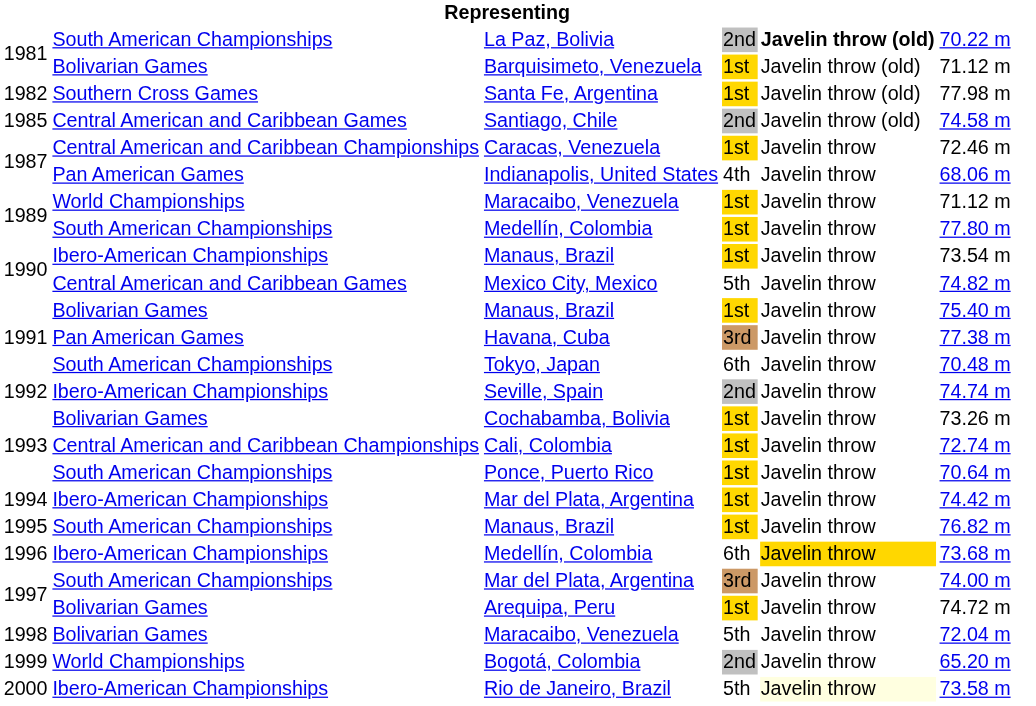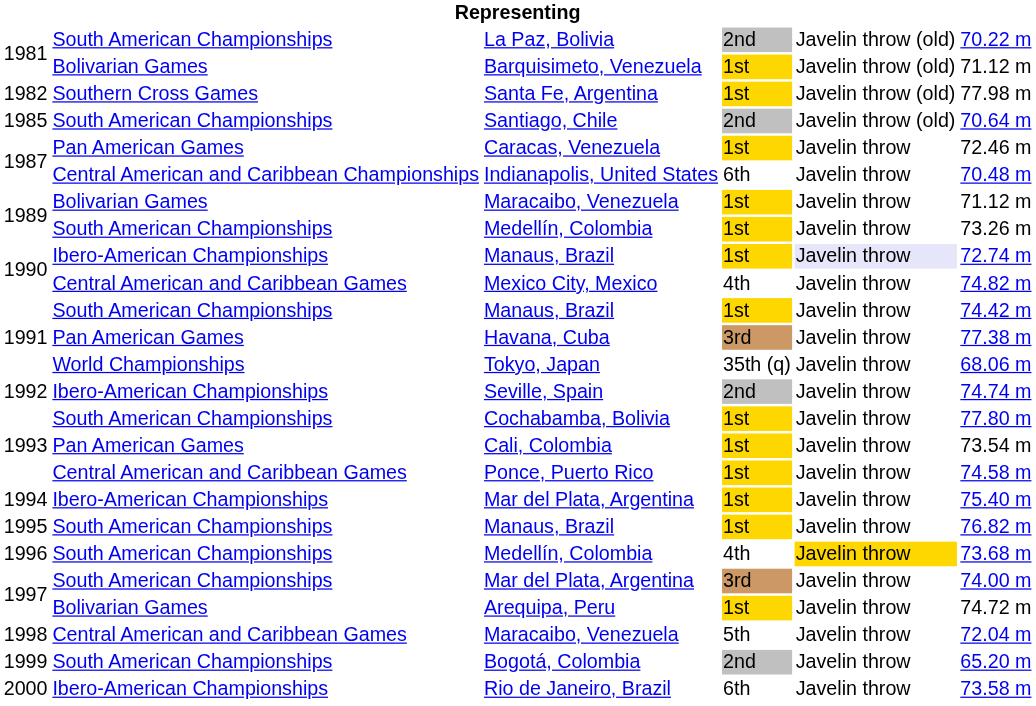(848, 39) bold -> (876, 39) normal
(230, 120) Central American and Caribbean Games -> (192, 120) South American Championships
(975, 120) 74.58 m -> (996, 120) 70.64 m
(266, 147) Central American and Caribbean Championships -> (148, 147) Pan American Games
(148, 175) Pan American Games -> (266, 175) Central American and Caribbean Championships
(737, 175) 4th -> (737, 175) 6th
(975, 175) 68.06 m -> (996, 175) 70.48 m
(148, 202) World Championships -> (130, 202) Bolivarian Games
(975, 229) 77.80 m -> (996, 229) 73.26 m
(818, 256) no background -> (853, 256) lavender background
(975, 256) 73.54 m -> (996, 256) 72.74 m
(737, 283) 5th -> (737, 283) 4th
(130, 310) Bolivarian Games -> (192, 310) South American Championships
(975, 310) 75.40 m -> (996, 310) 74.42 m
(192, 364) South American Championships -> (148, 364) World Championships
(737, 364) 6th -> (757, 364) 35th (q)
(975, 364) 70.48 m -> (996, 364) 68.06 m
(130, 418) Bolivarian Games -> (192, 418) South American Championships
(975, 418) 73.26 m -> (996, 418) 77.80 m
(266, 445) Central American and Caribbean Championships -> (148, 445) Pan American Games
(975, 445) 72.74 m -> (996, 445) 73.54 m
(192, 472) South American Championships -> (230, 472) Central American and Caribbean Games
(975, 472) 70.64 m -> (996, 472) 74.58 m
(975, 499) 74.42 m -> (996, 499) 75.40 m
(190, 553) Ibero-American Championships -> (192, 553) South American Championships
(737, 553) 6th -> (737, 553) 4th
(130, 635) Bolivarian Games -> (230, 635) Central American and Caribbean Games
(148, 662) World Championships -> (192, 662) South American Championships
(737, 689) 5th -> (737, 689) 6th
(818, 689) lightyellow background -> (853, 689) no background
